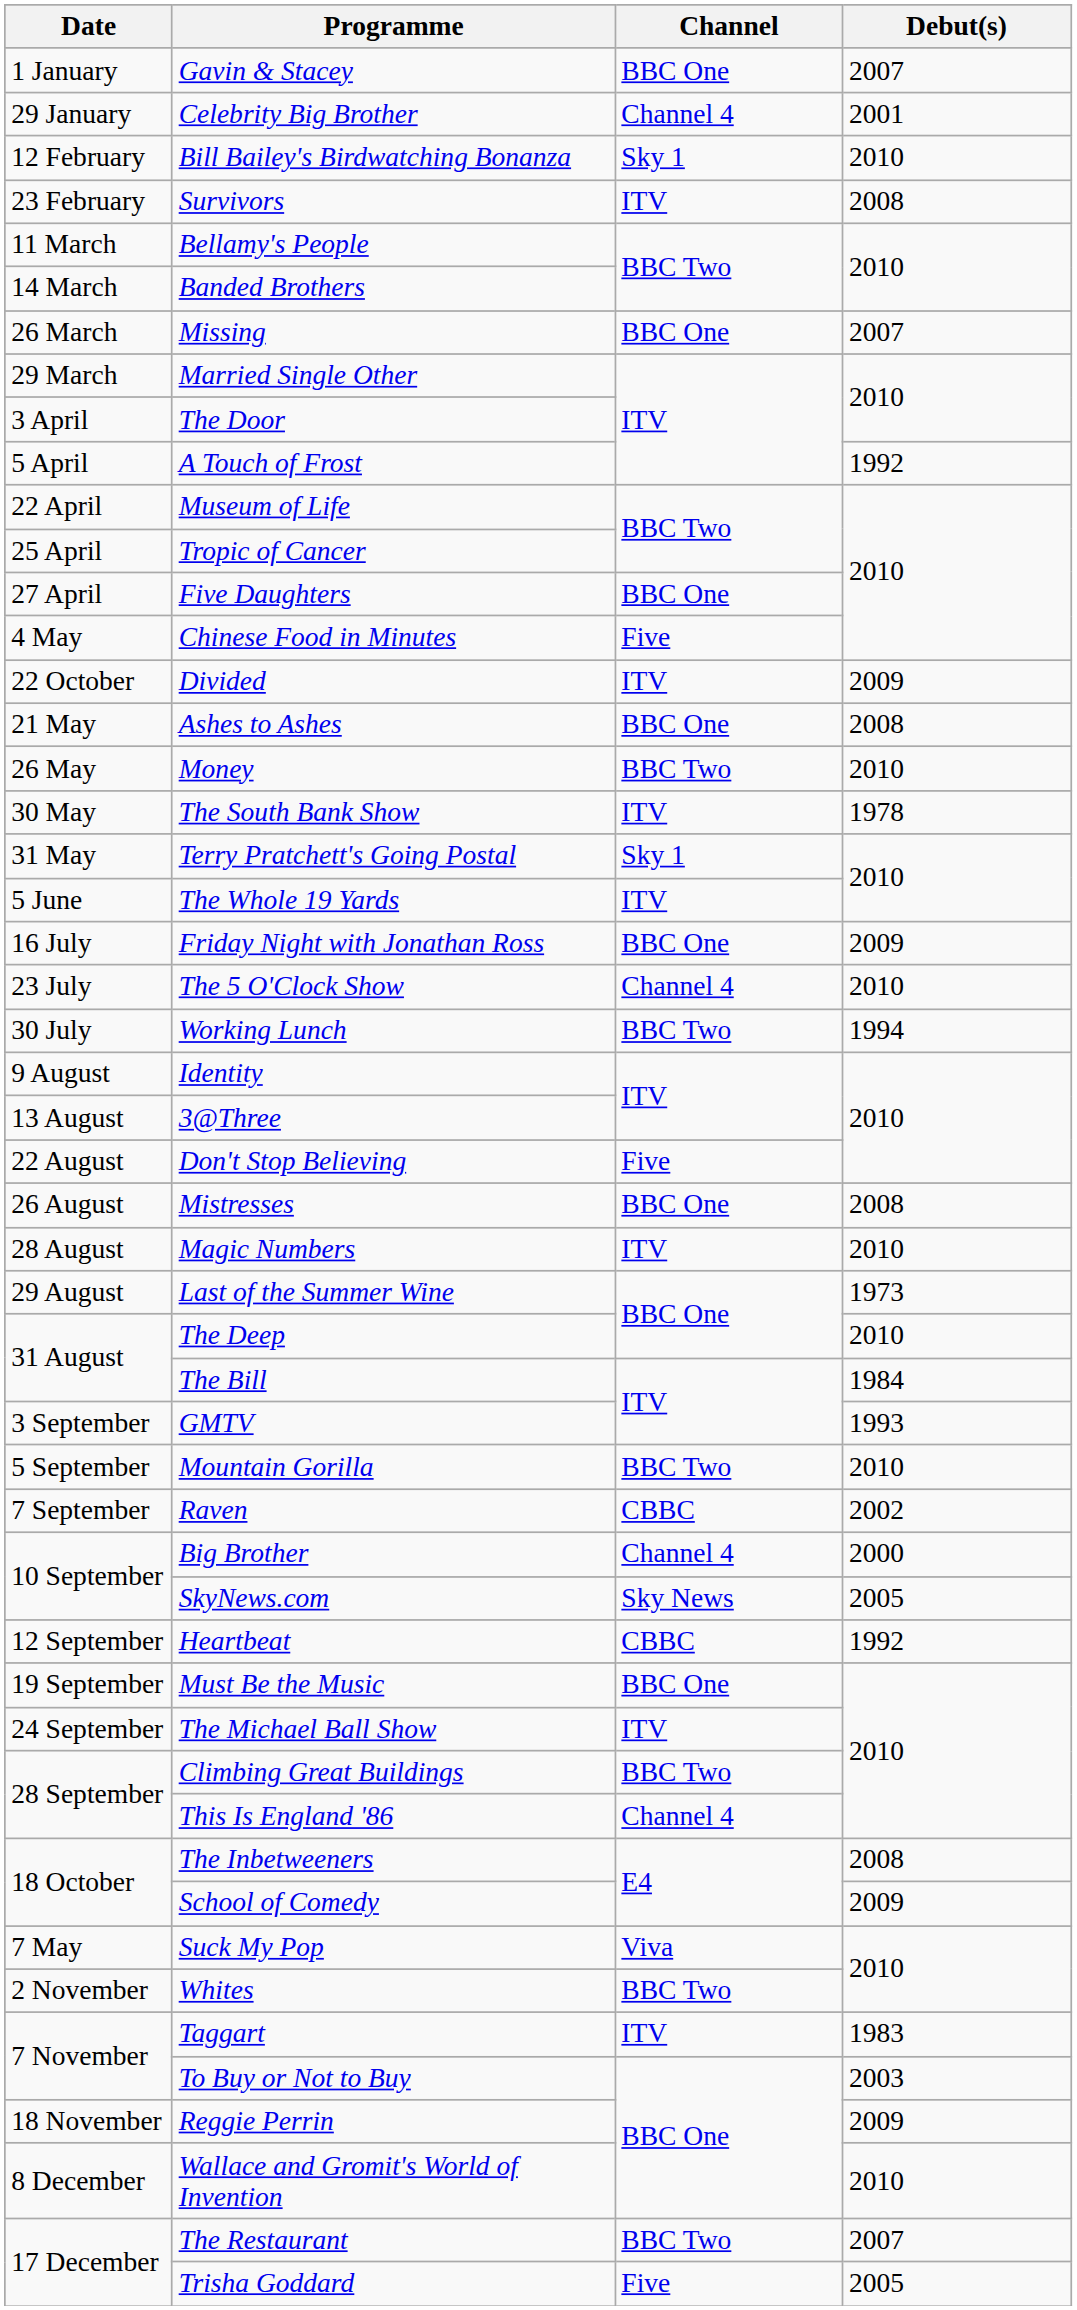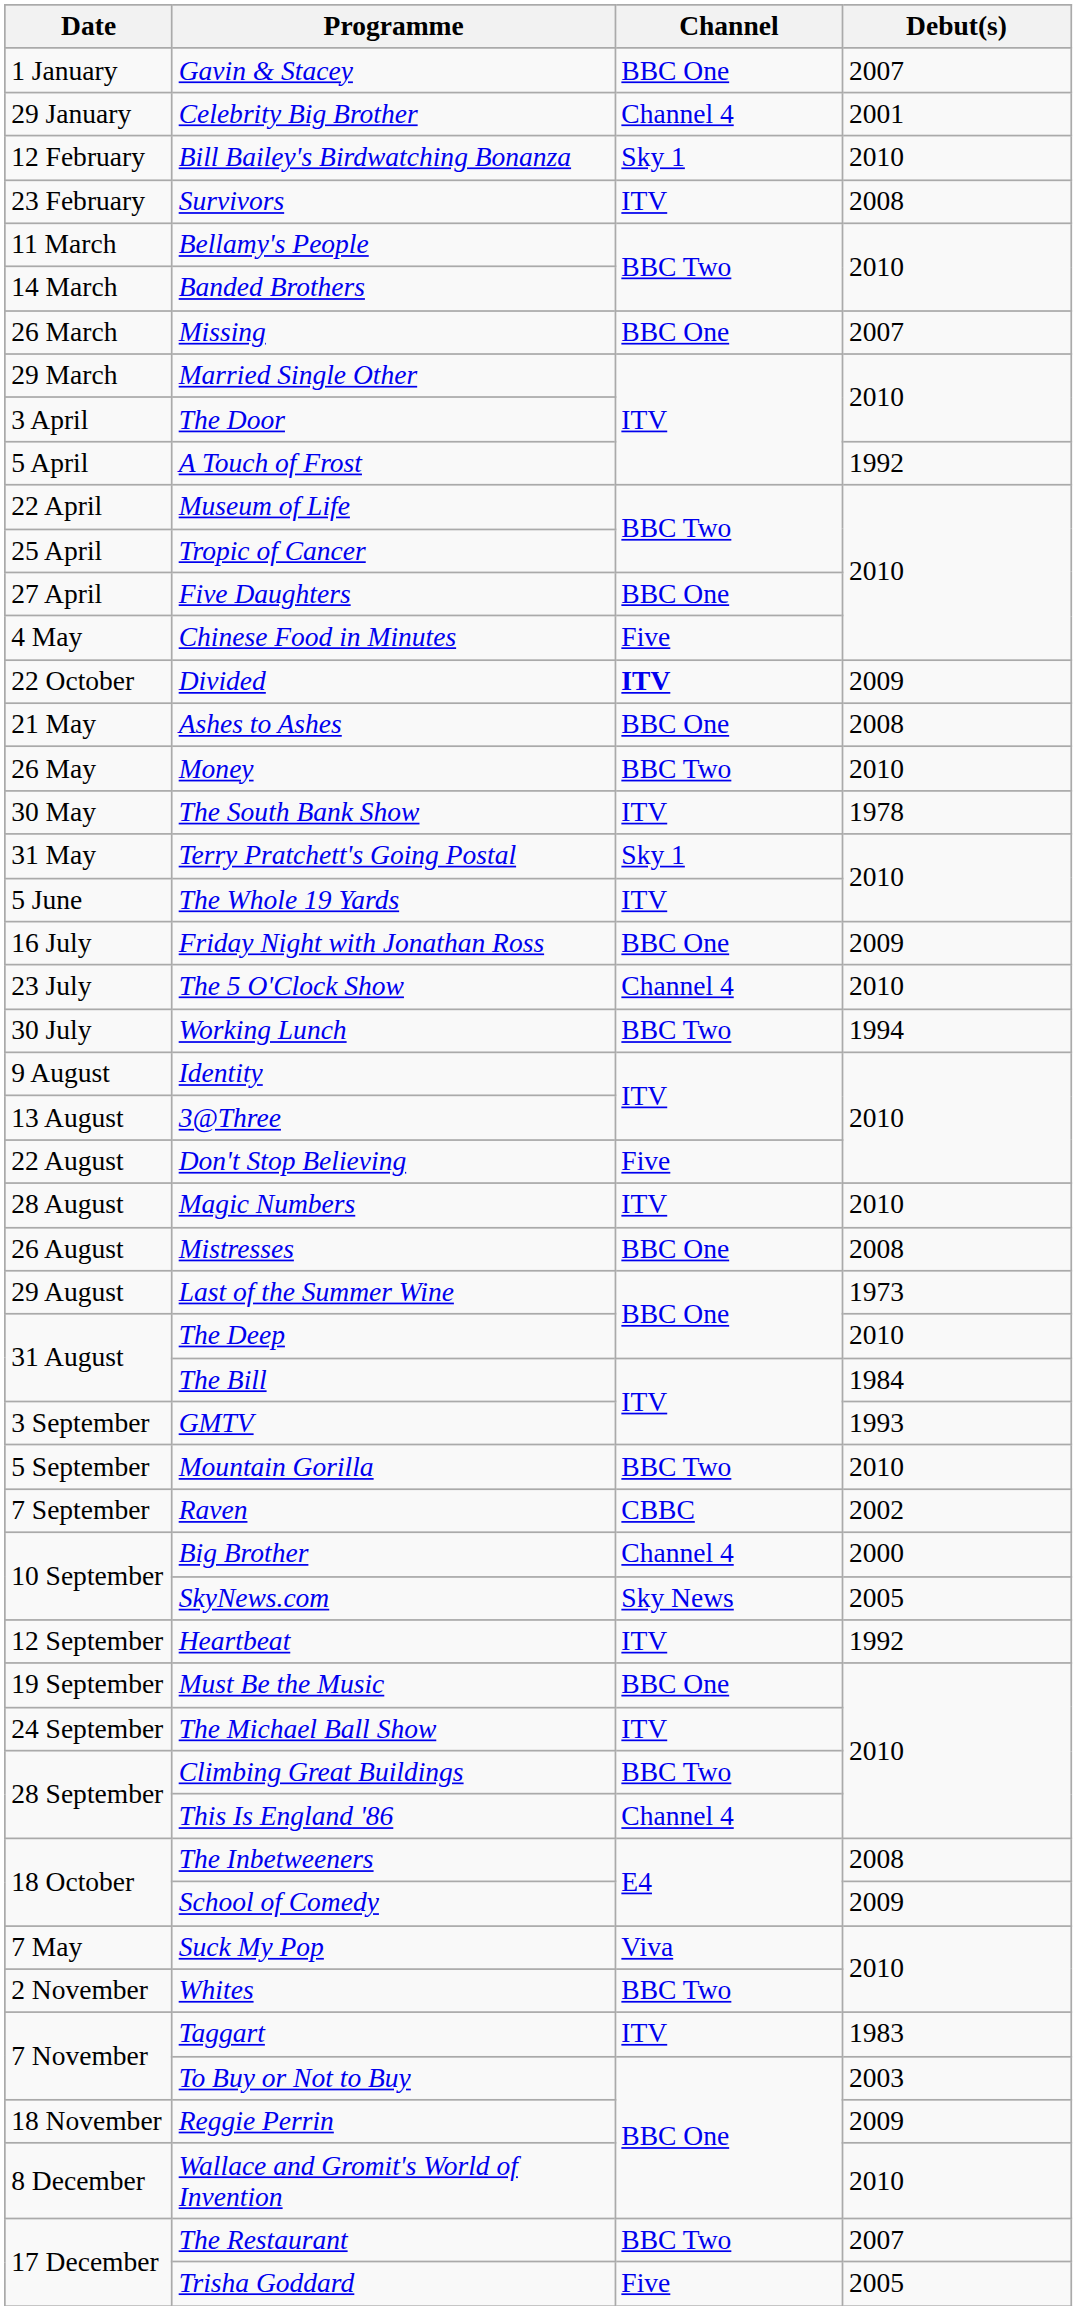(644, 680) normal -> (646, 680) bold
rows swapped: (236, 1204) <-> (267, 1248)
(658, 1641) CBBC -> (644, 1641) ITV
